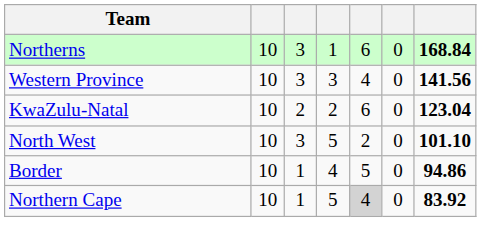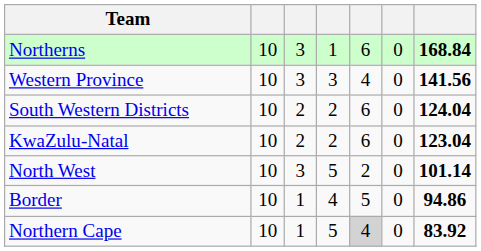+ row: (99, 110)
(445, 140) 101.10 -> (445, 170) 101.14
